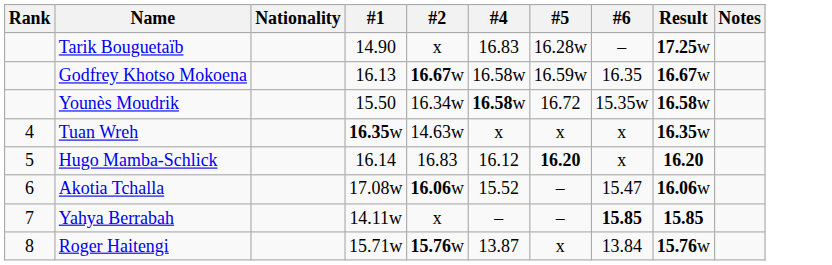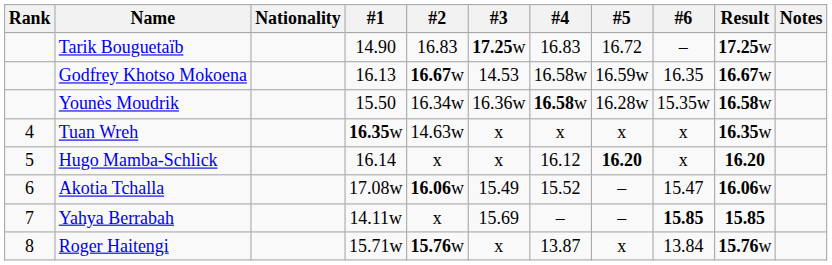+ column: (499, 18)
(437, 47) x -> (437, 47) 16.83
(560, 47) 16.28w -> (622, 47) 16.72
(560, 103) 16.72 -> (622, 103) 16.28w
(437, 160) 16.83 -> (437, 160) x
